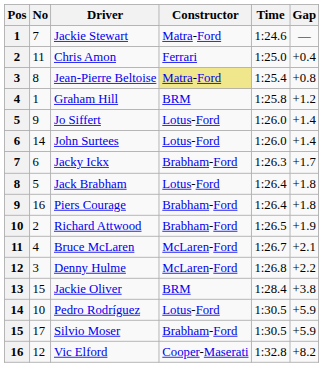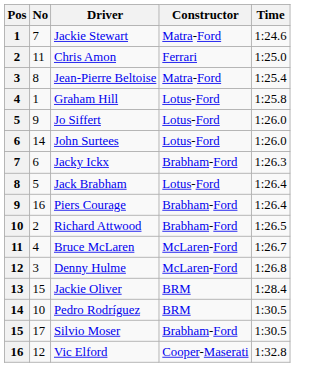- column: (304, 15)
(192, 78) khaki background -> (192, 78) no background
(176, 99) BRM -> (191, 99) Lotus-Ford
(191, 309) Lotus-Ford -> (176, 309) BRM
